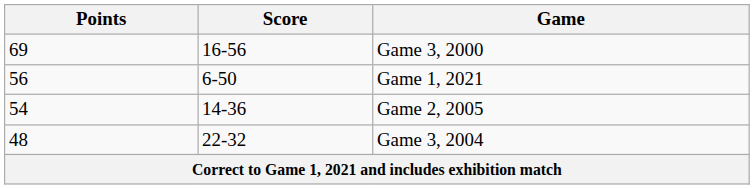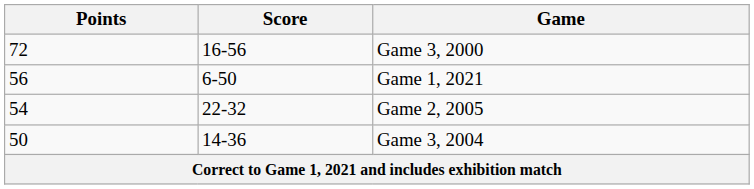(18, 49) 69 -> (18, 49) 72
(224, 109) 14-36 -> (224, 109) 22-32
(18, 139) 48 -> (18, 139) 50
(224, 139) 22-32 -> (224, 139) 14-36
